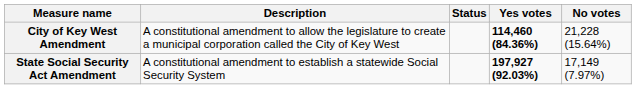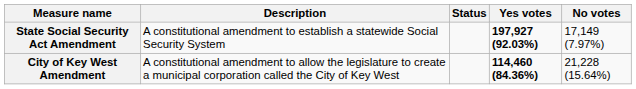rows swapped: (72, 37) <-> (72, 68)
